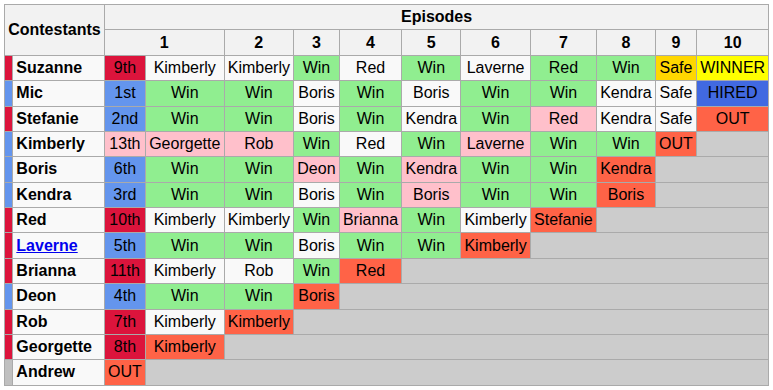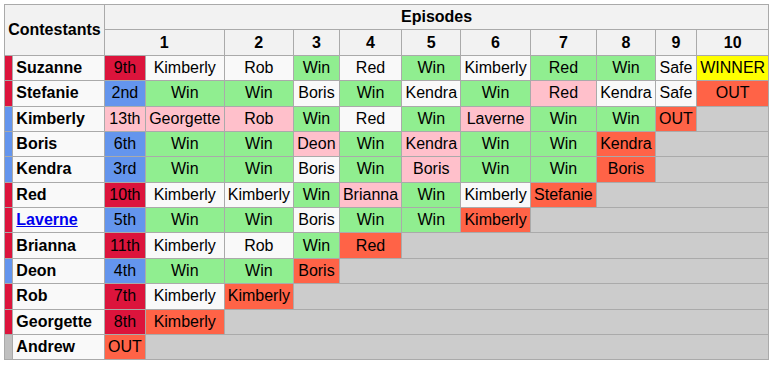(259, 67) Kimberly -> (259, 67) Rob
(496, 67) Laverne -> (496, 67) Kimberly
(676, 67) gold background -> (676, 67) no background
- row: (30, 93)
